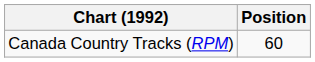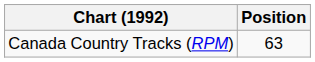(274, 43) 60 -> (274, 43) 63
